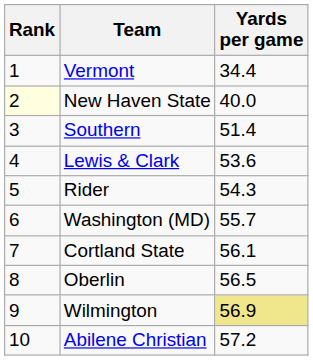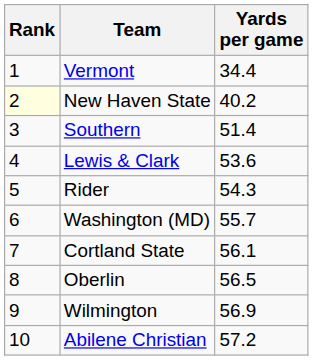(238, 100) 40.0 -> (238, 100) 40.2
(238, 310) khaki background -> (238, 310) no background
